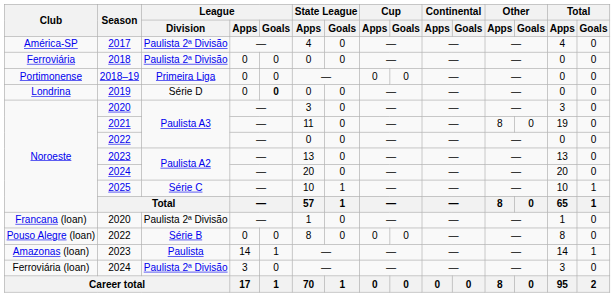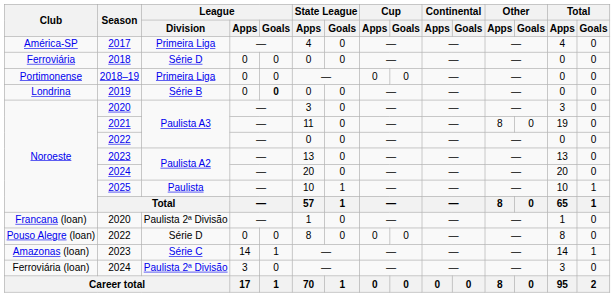(186, 44) Paulista 2ª Divisão -> (186, 44) Primeira Liga
(186, 60) Paulista 2ª Divisão -> (186, 60) Série D
(186, 92) Série D -> (186, 92) Série B
(186, 188) Série C -> (186, 188) Paulista
(186, 236) Série B -> (186, 236) Série D
(186, 252) Paulista -> (186, 252) Série C
